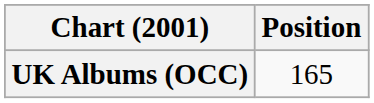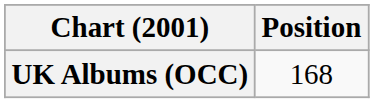(311, 73) 165 -> (311, 73) 168
